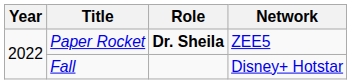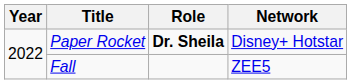(251, 41) ZEE5 -> (287, 41) Disney+ Hotstar
(287, 66) Disney+ Hotstar -> (251, 66) ZEE5
